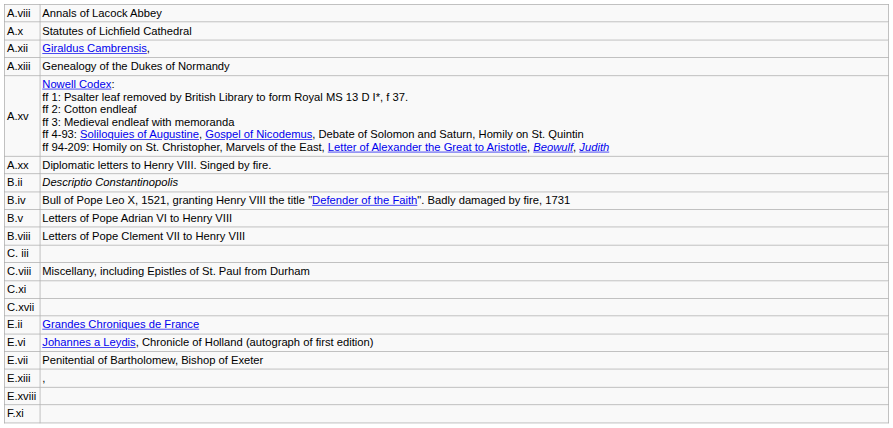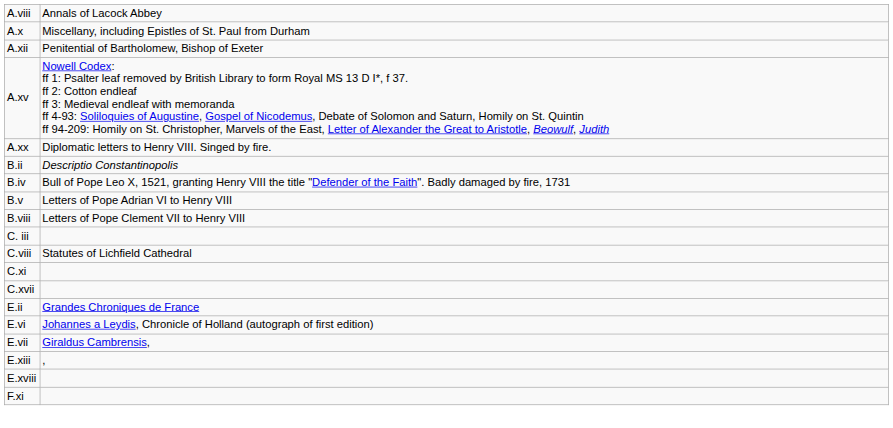(117, 31) Statutes of Lichfield Cathedral -> (176, 31) Miscellany, including Epistles of St. Paul from Durham
(96, 48) Giraldus Cambrensis, -> (153, 48) Penitential of Bartholomew, Bishop of Exeter
- row: (19, 66)
(176, 271) Miscellany, including Epistles of St. Paul from Durham -> (117, 254) Statutes of Lichfield Cathedral
(153, 360) Penitential of Bartholomew, Bishop of Exeter -> (96, 342) Giraldus Cambrensis,
